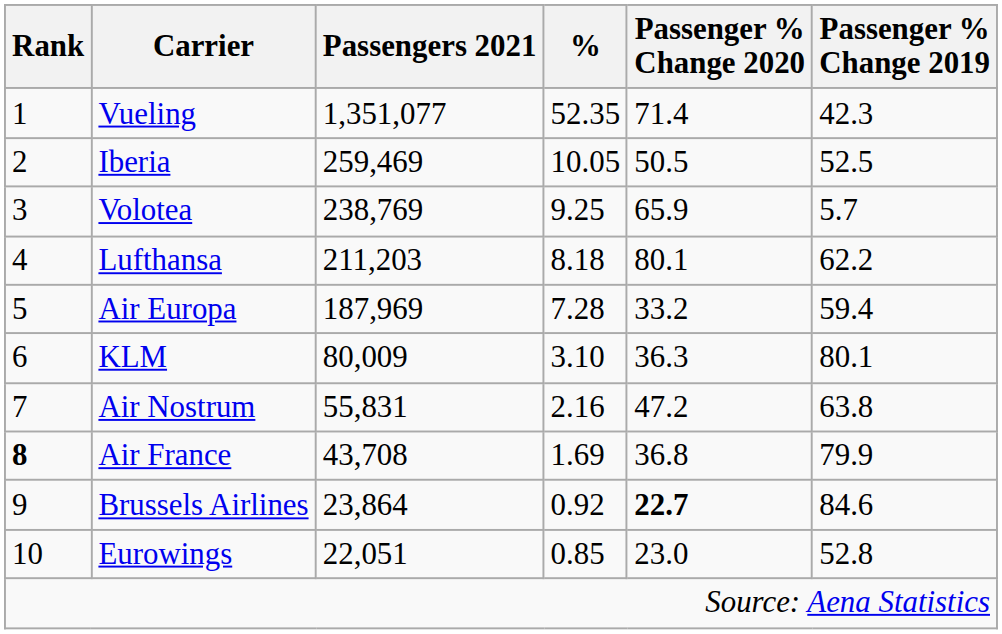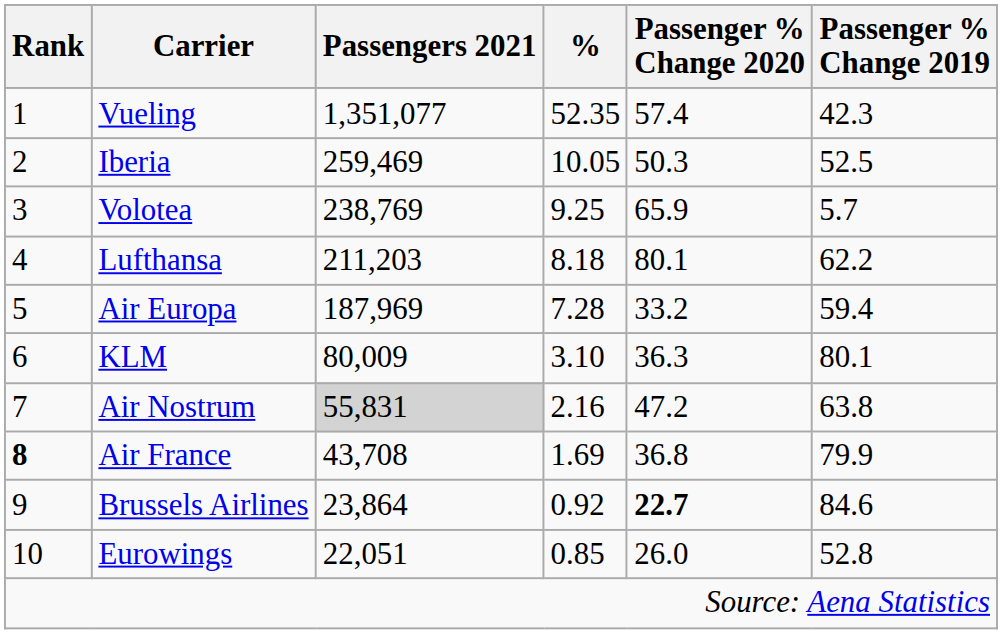(661, 112) 71.4 -> (661, 112) 57.4
(661, 161) 50.5 -> (661, 161) 50.3
(365, 406) no background -> (365, 406) lightgrey background
(661, 553) 23.0 -> (661, 553) 26.0
